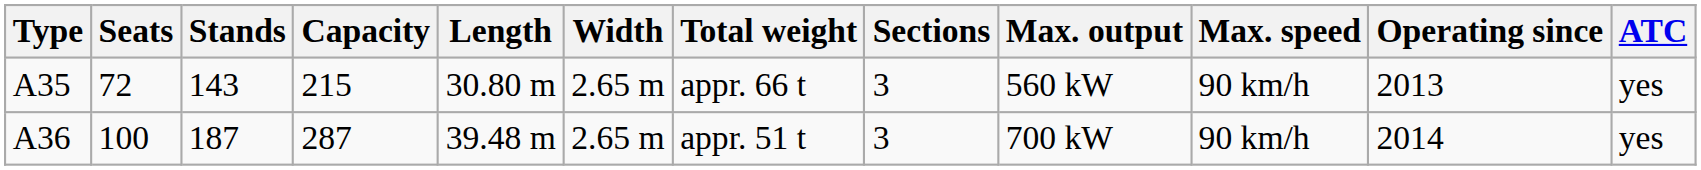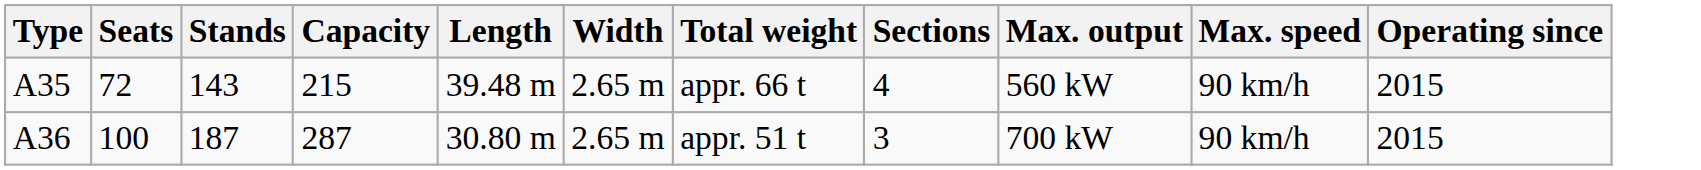- column: (1653, 31)
(501, 84) 30.80 m -> (501, 84) 39.48 m
(881, 84) 3 -> (881, 84) 4
(1410, 84) 2013 -> (1410, 84) 2015
(501, 137) 39.48 m -> (501, 137) 30.80 m
(1410, 137) 2014 -> (1410, 137) 2015
